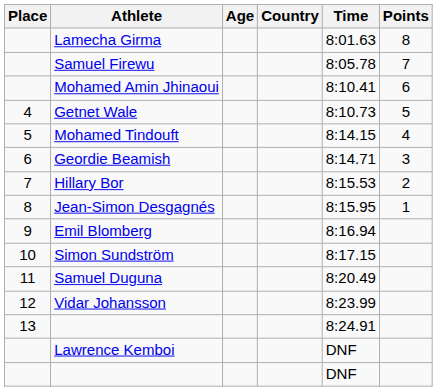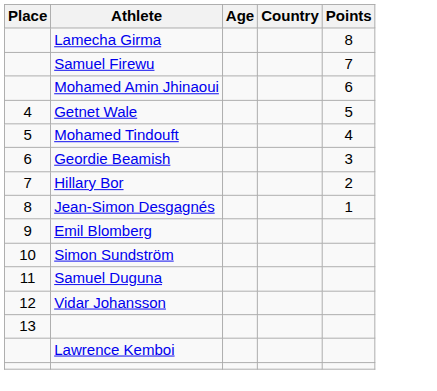- column: (351, 16)
